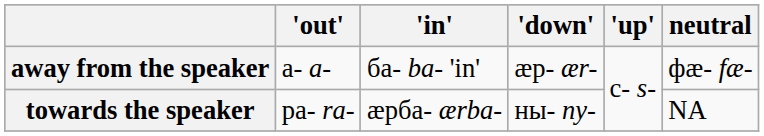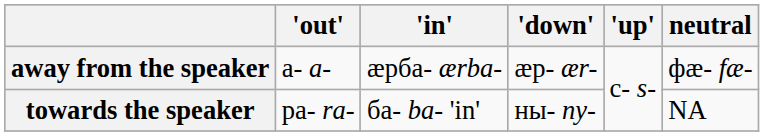(423, 67) ба- ba- 'in' -> (435, 67) ӕрба- ӕrba-
(435, 109) ӕрба- ӕrba- -> (423, 109) ба- ba- 'in'
